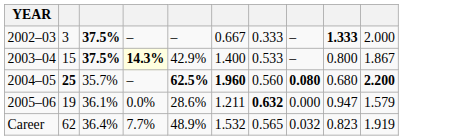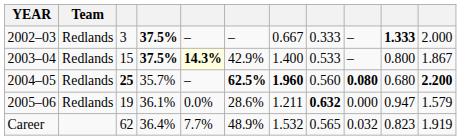+ column: (88, 15)
